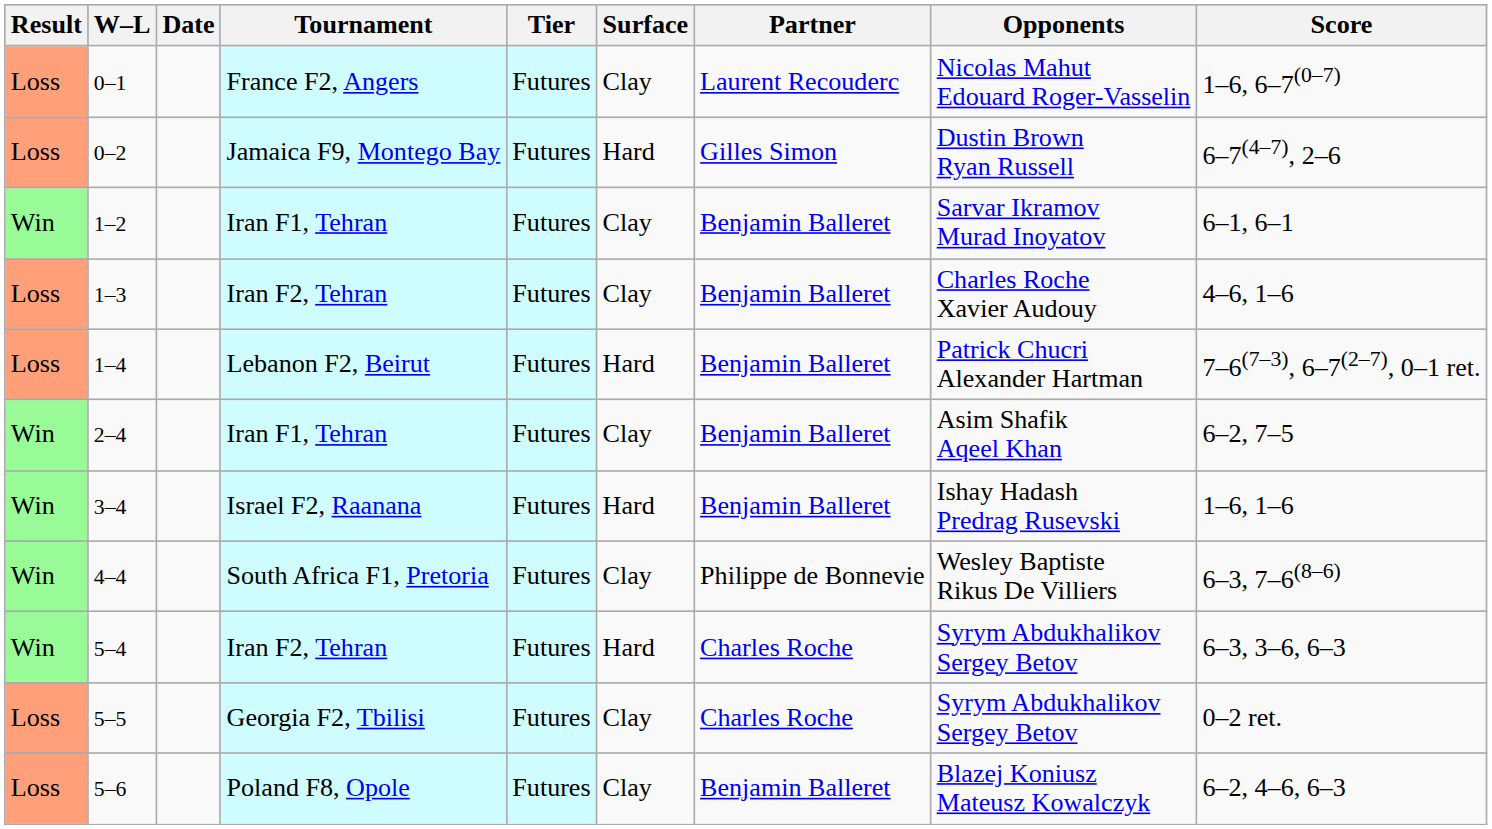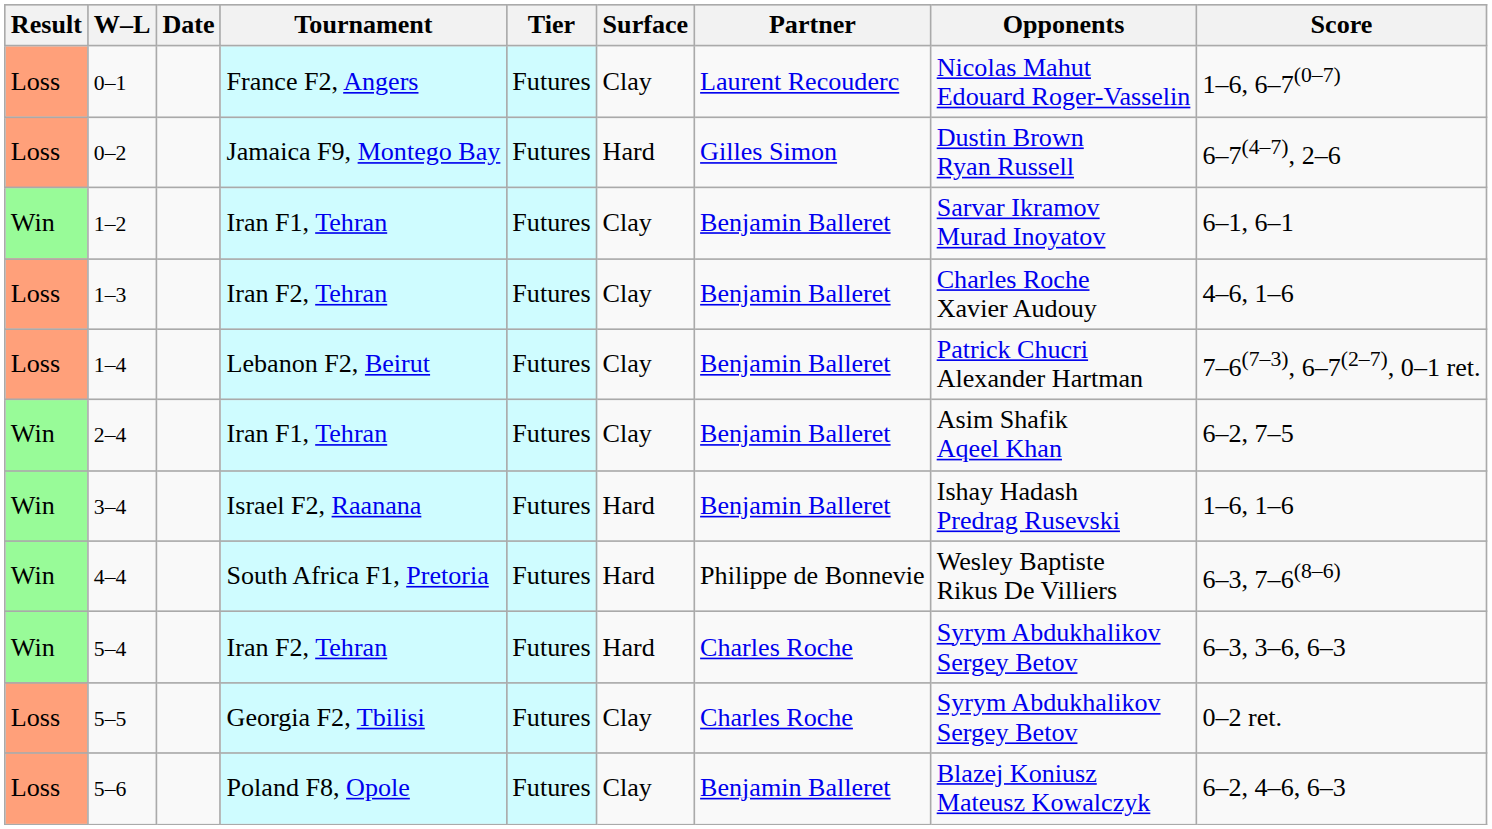(629, 364) Hard -> (627, 364) Clay
(627, 576) Clay -> (629, 576) Hard
